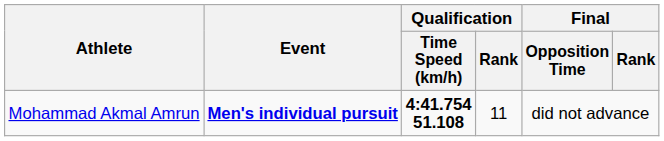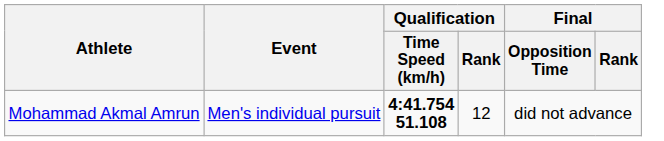(303, 114) bold -> (294, 114) normal
(499, 114) 11 -> (481, 114) 12
